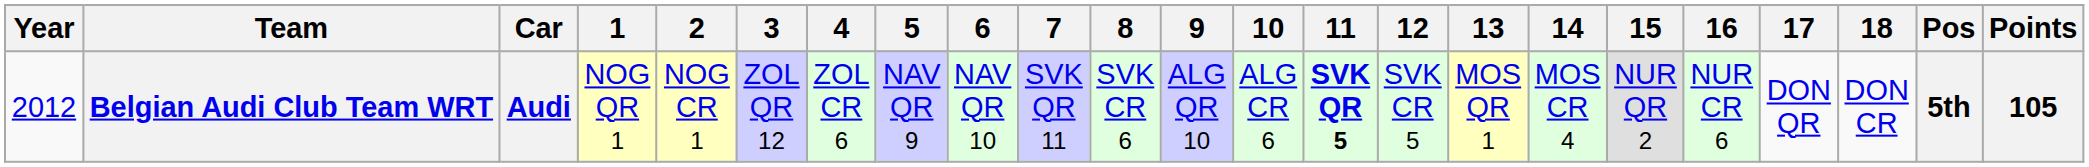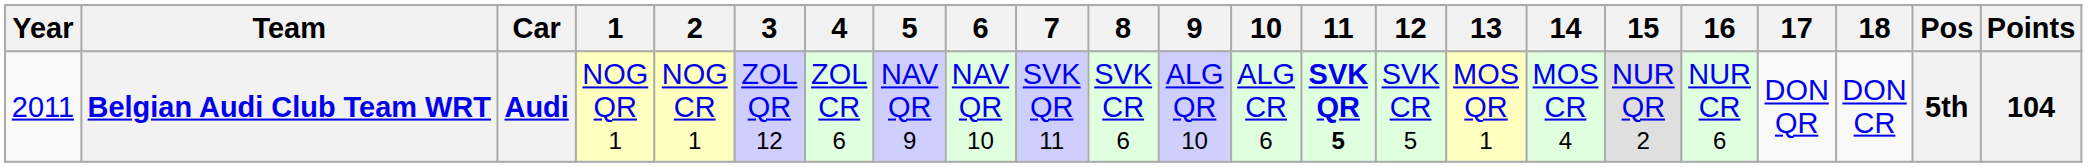(44, 106) 2012 -> (43, 106) 2011
(2033, 106) 105 -> (2031, 106) 104
